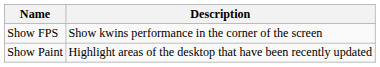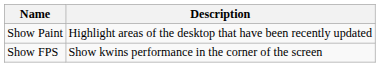rows swapped: (33, 33) <-> (35, 52)
